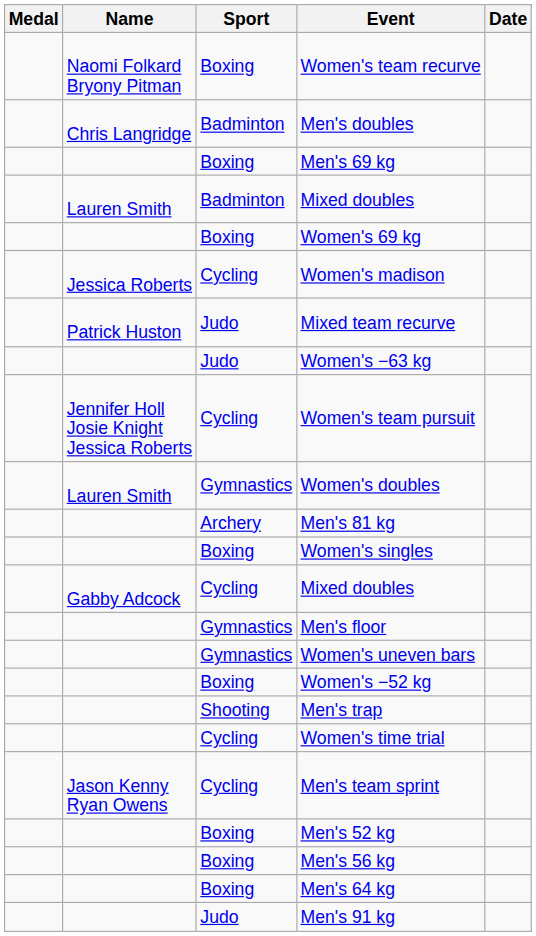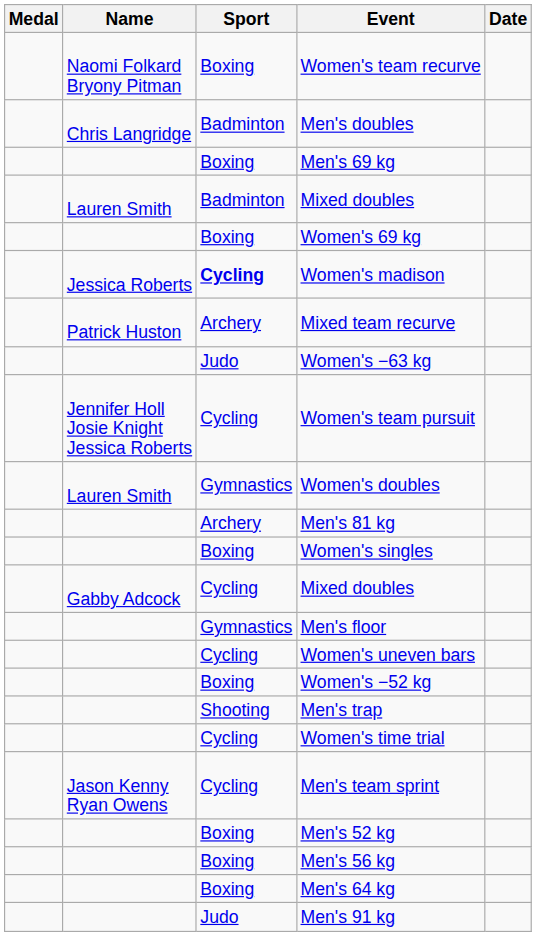(229, 275) normal -> (232, 275) bold
(219, 323) Judo -> (231, 323) Archery
(246, 654) Gymnastics -> (229, 654) Cycling
